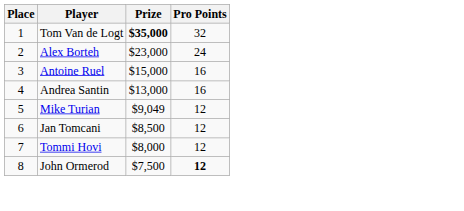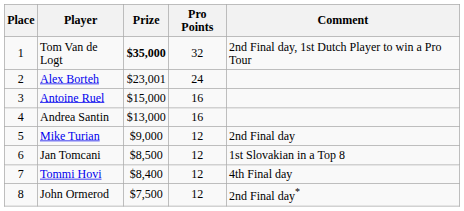+ column: (343, 20)
(148, 52) $23,000 -> (146, 79) $23,001
(148, 109) $9,049 -> (146, 136) $9,000
(148, 147) $8,000 -> (146, 174) $8,400
(200, 166) bold -> (197, 194) normal
